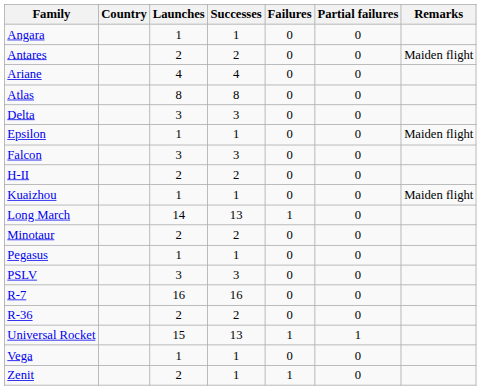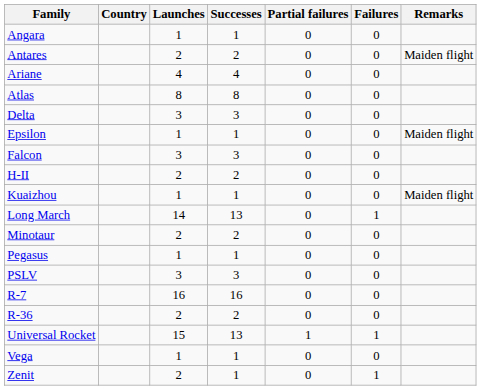columns swapped: (290, 14) <-> (358, 14)
